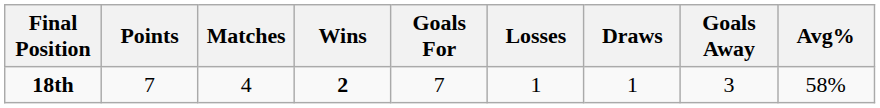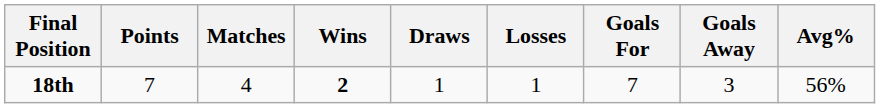columns swapped: (632, 35) <-> (439, 35)
(826, 84) 58% -> (826, 84) 56%
